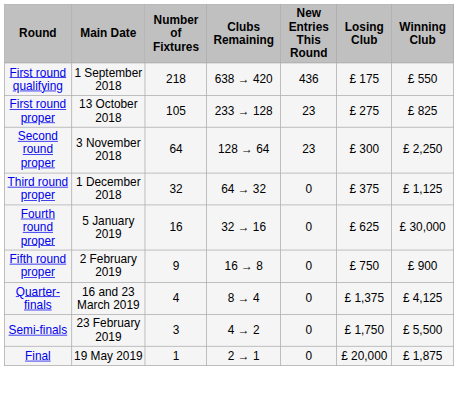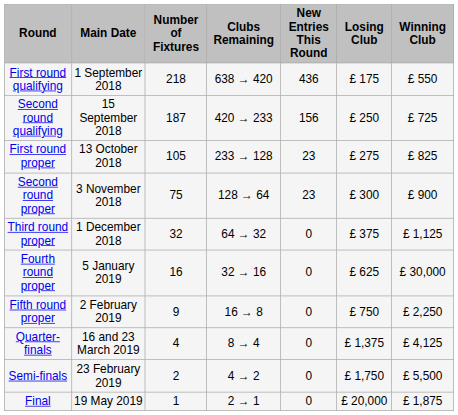+ row: (38, 118)
(176, 150) 64 -> (176, 195) 75
(423, 150) £ 2,250 -> (423, 195) £ 900
(423, 266) £ 900 -> (423, 311) £ 2,250
(176, 330) 3 -> (176, 376) 2
